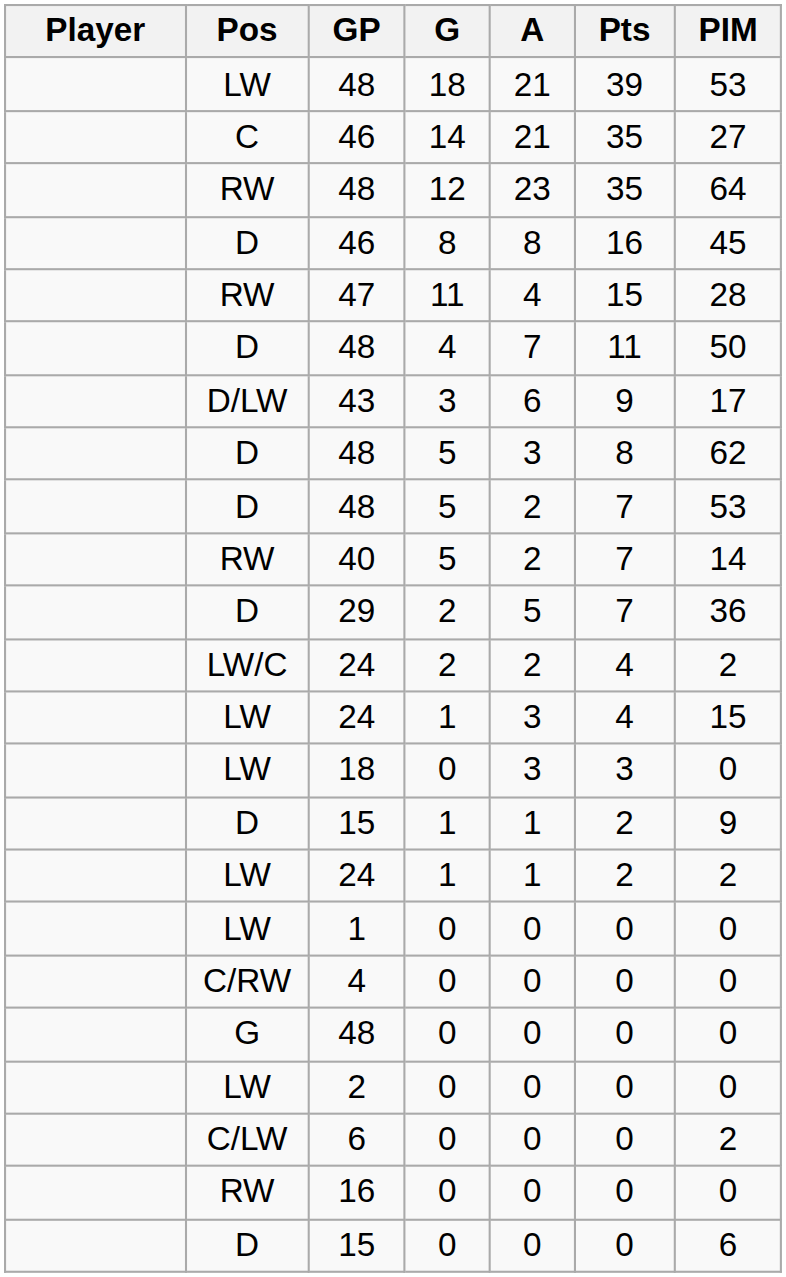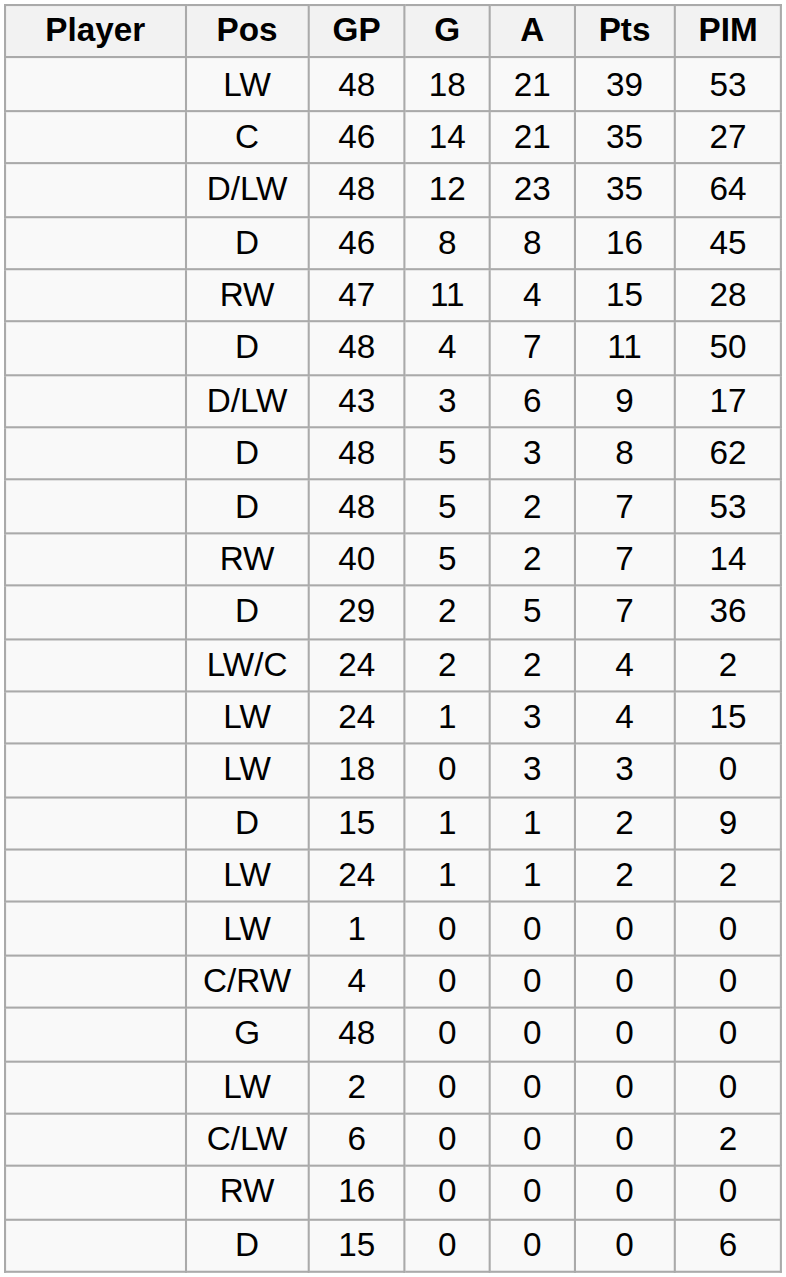(247, 189) RW -> (247, 189) D/LW
